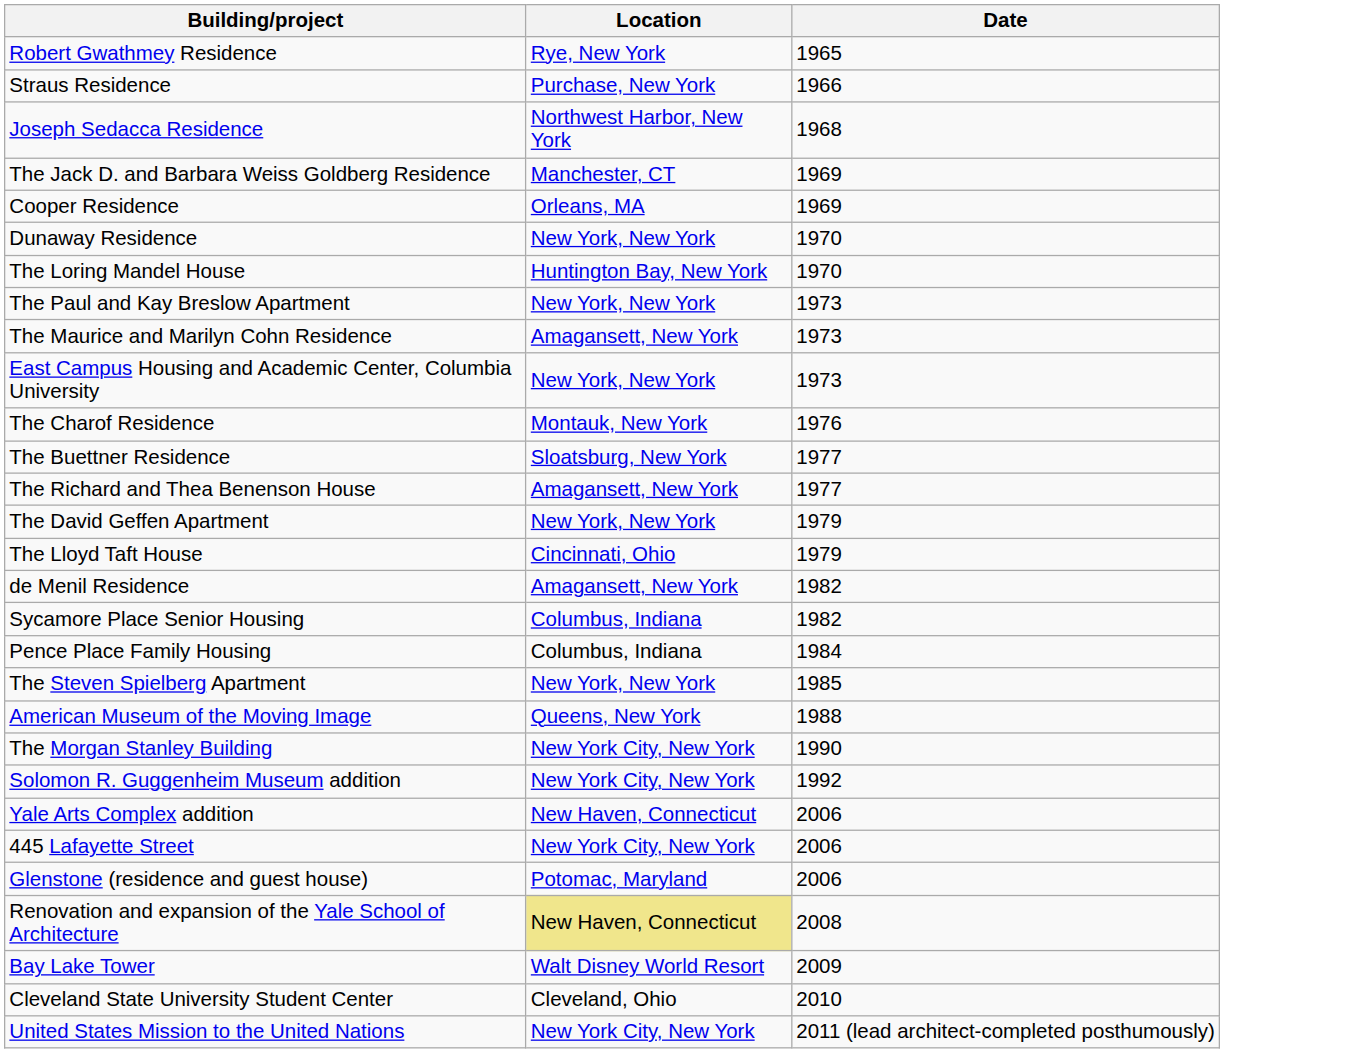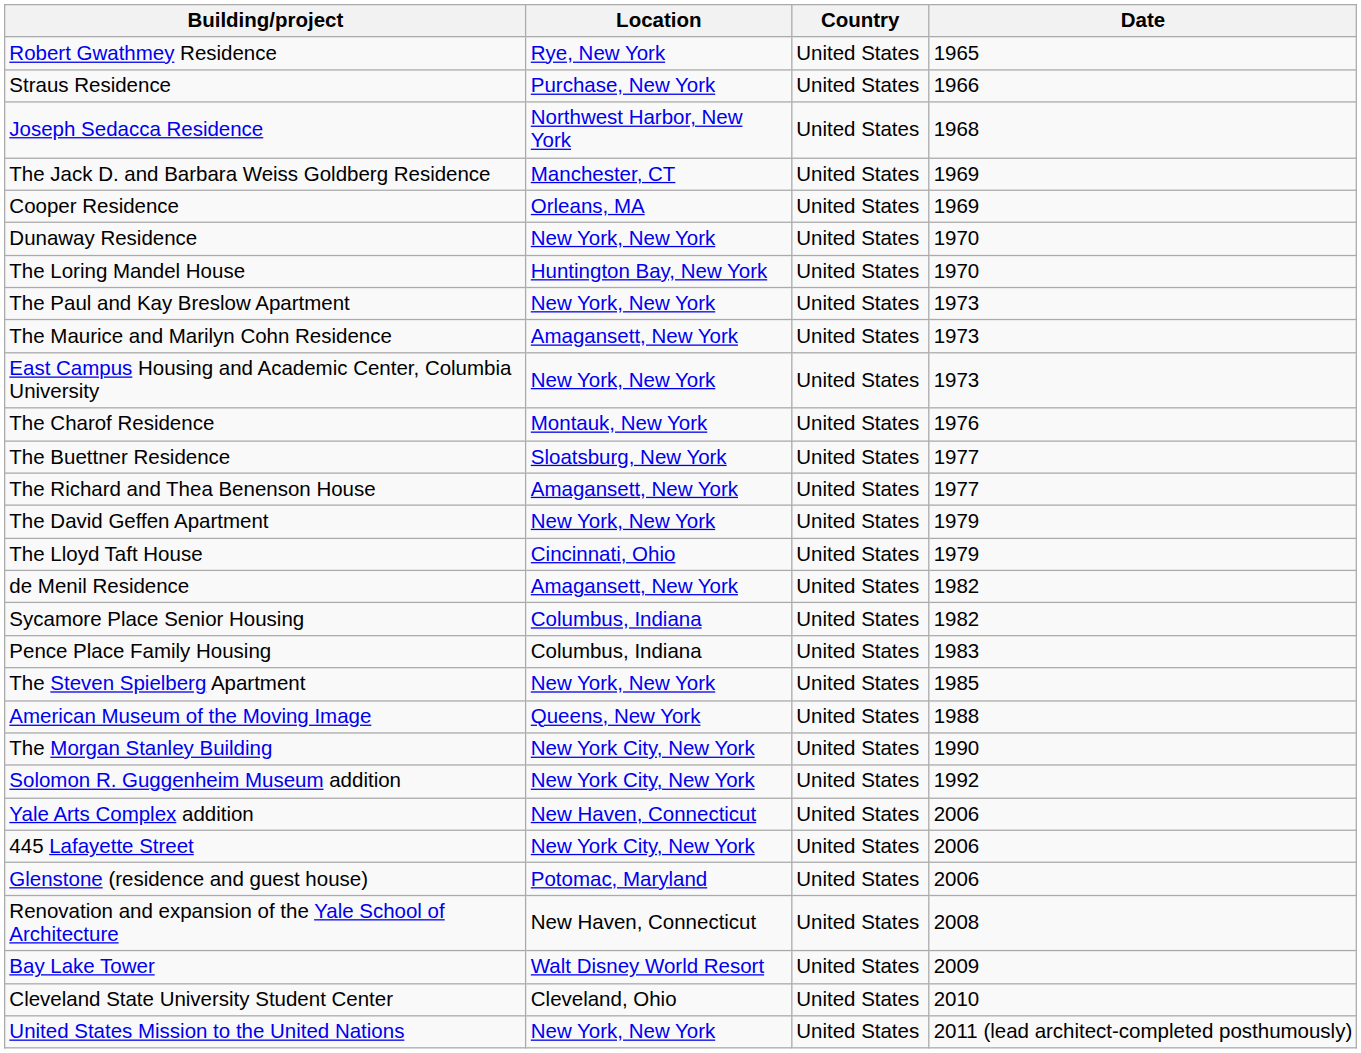+ column: (860, 20)
(819, 651) 1984 -> (956, 651) 1983
(644, 922) khaki background -> (644, 922) no background
(643, 1031) New York City, New York -> (623, 1031) New York, New York
